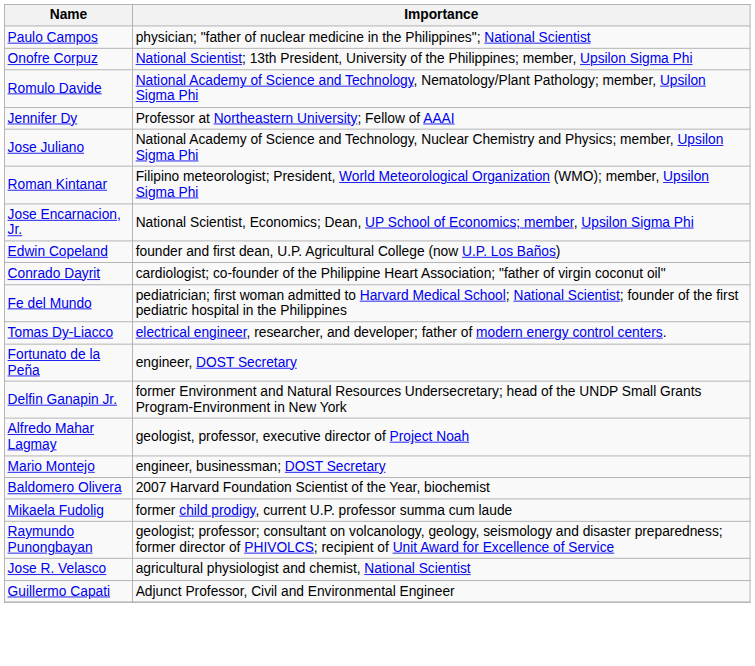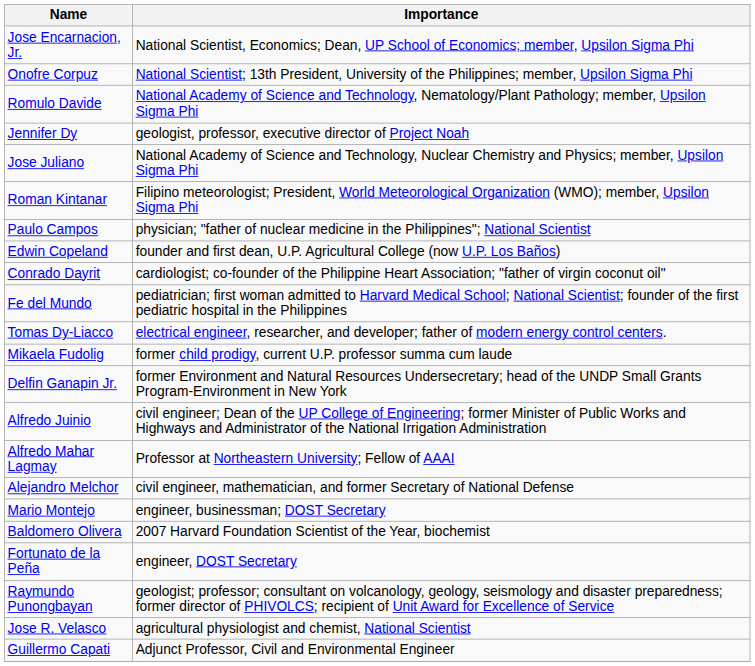rows swapped: (64, 222) <-> (53, 37)
(295, 118) Professor at Northeastern University; Fellow of AAAI -> (302, 133) geologist, professor, executive director of Project Noah
rows swapped: (56, 510) <-> (54, 362)
+ row: (49, 421)
(302, 437) geologist, professor, executive director of Project Noah -> (295, 458) Professor at Northeastern University; Fellow of AAAI
+ row: (63, 488)
